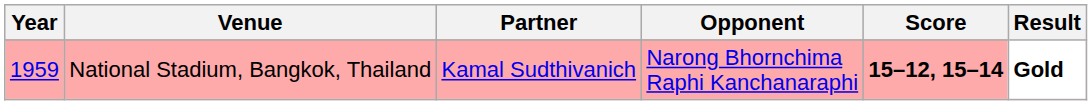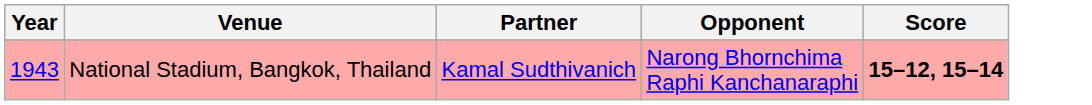- column: (1047, 23)
(34, 70) 1959 -> (34, 70) 1943
